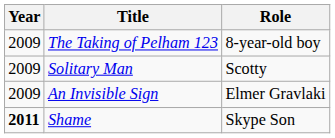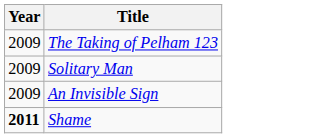- column: (275, 17)
